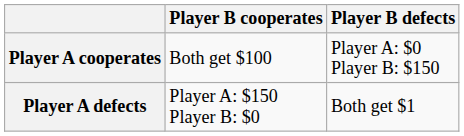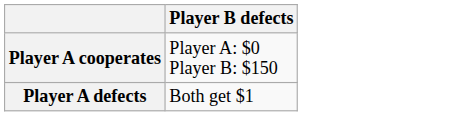- column: (246, 18)
